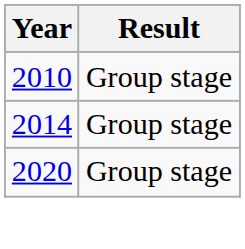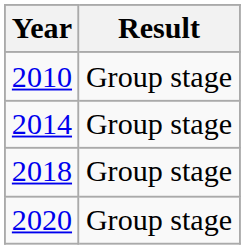+ row: (42, 171)
